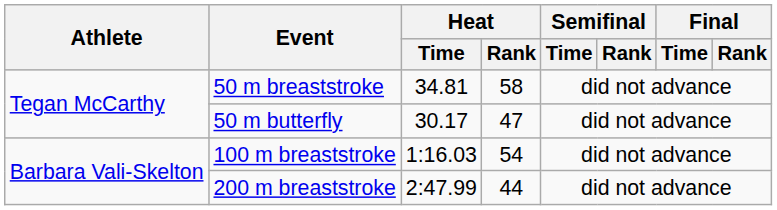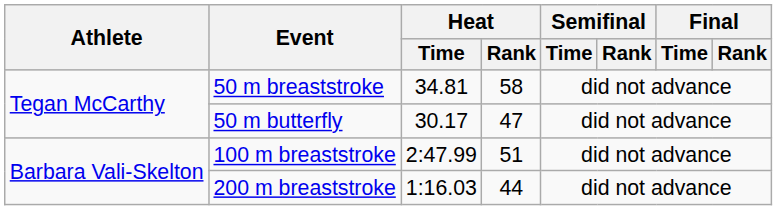(441, 155) 1:16.03 -> (441, 155) 2:47.99
(511, 155) 54 -> (511, 155) 51
(441, 188) 2:47.99 -> (441, 188) 1:16.03
